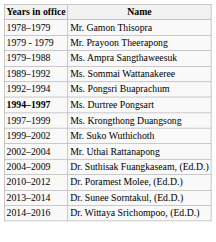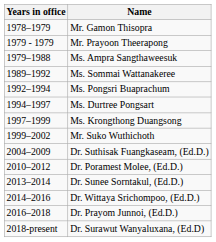(29, 105) bold -> (29, 105) normal
- row: (115, 151)
+ row: (124, 213)
+ row: (137, 228)
